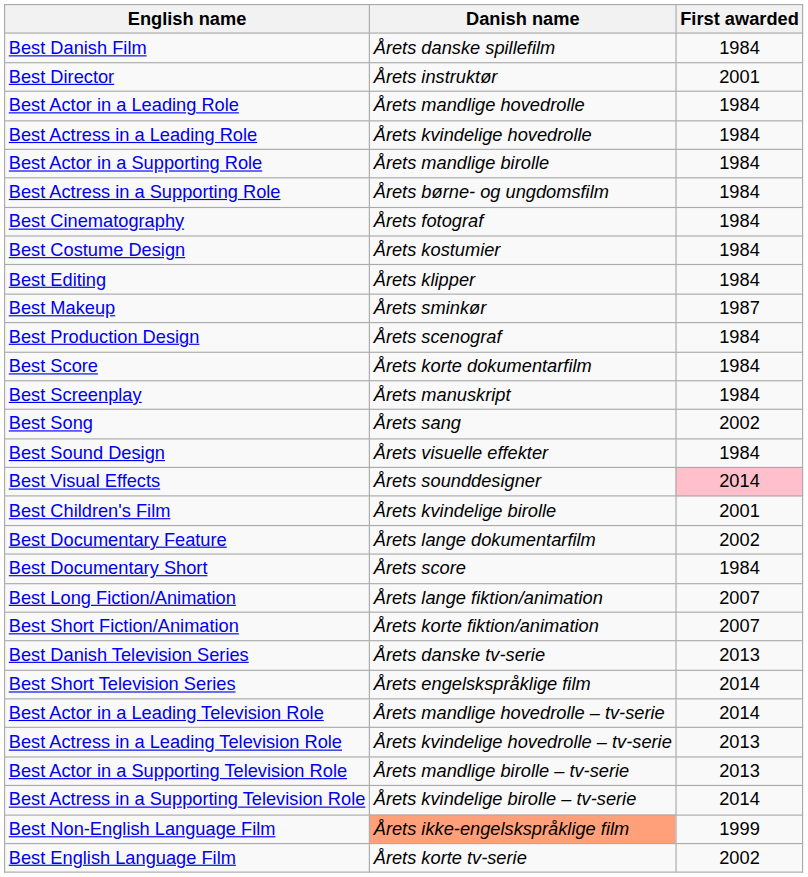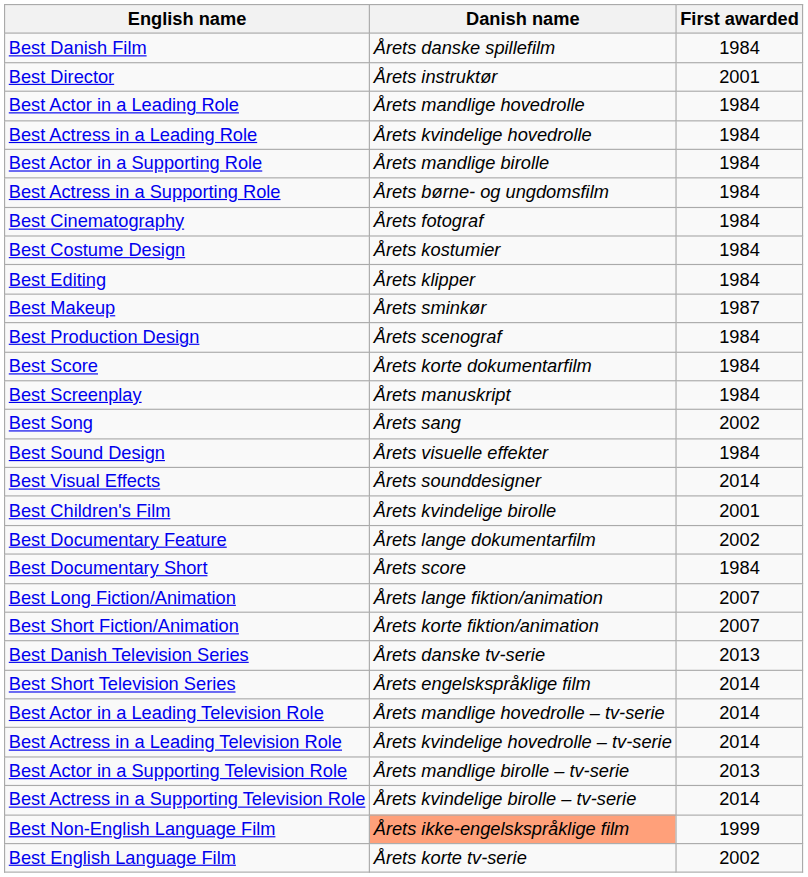(740, 481) pink background -> (740, 481) no background
(740, 742) 2013 -> (740, 742) 2014
